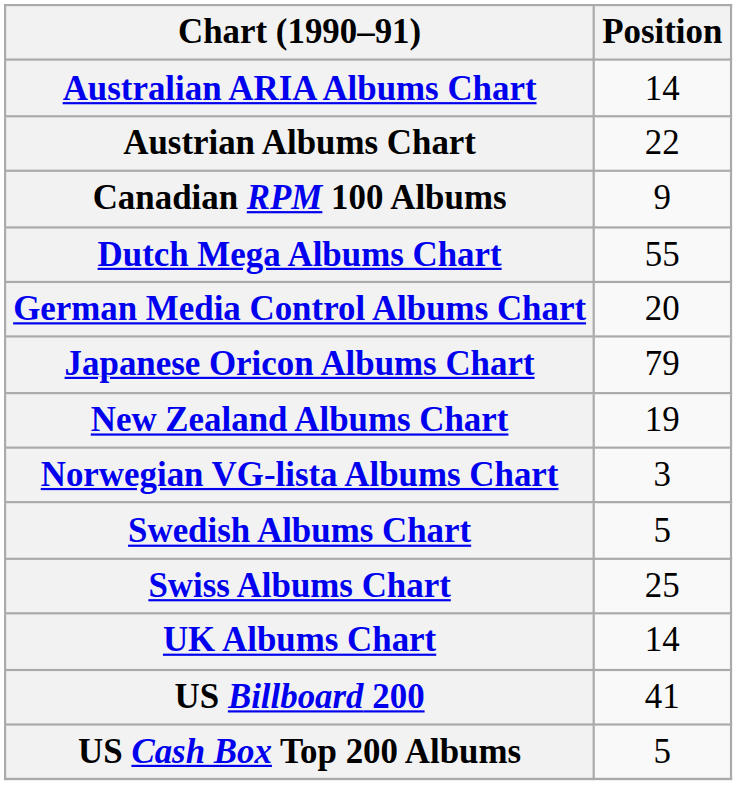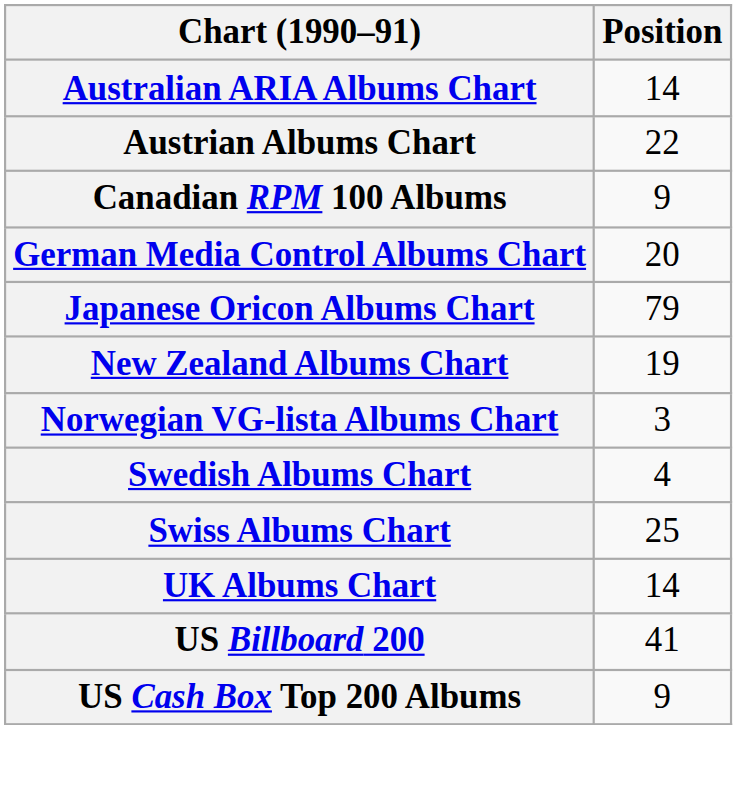- row: (300, 253)
(662, 530) 5 -> (662, 474) 4
(662, 751) 5 -> (662, 695) 9
